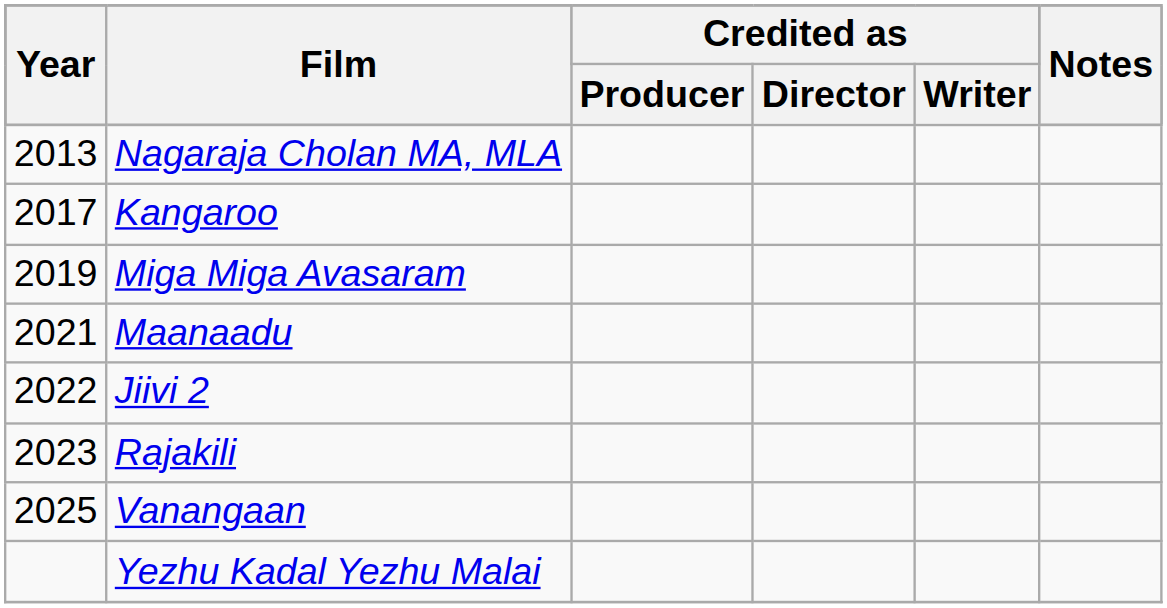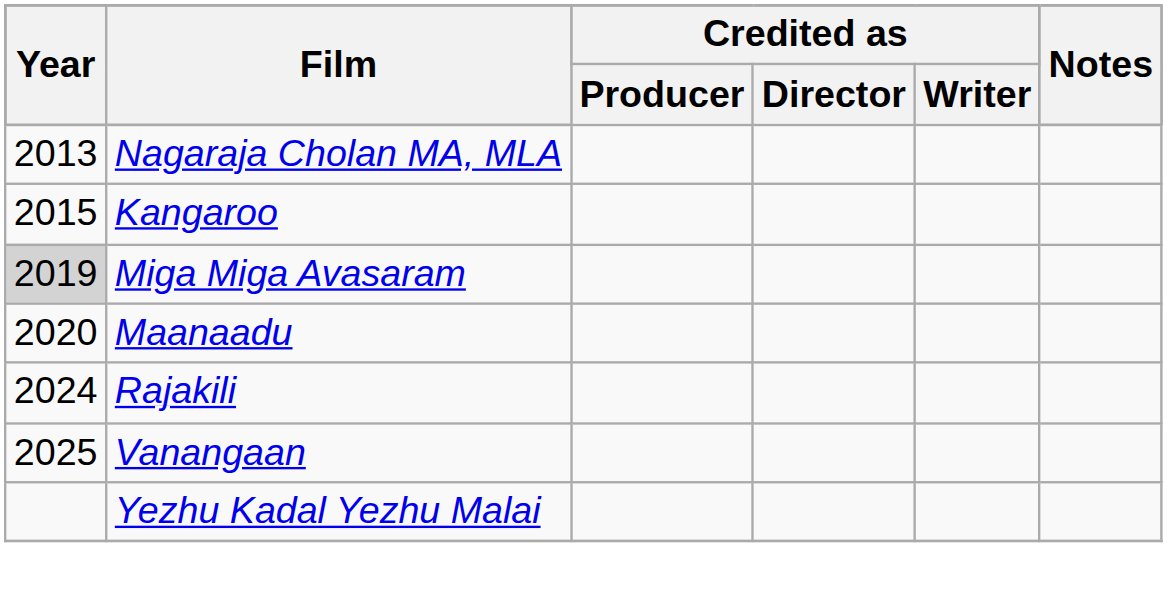(56, 213) 2017 -> (56, 213) 2015
(56, 272) no background -> (56, 272) lightgrey background
(56, 332) 2021 -> (56, 332) 2020
- row: (162, 392)
(56, 451) 2023 -> (56, 392) 2024
